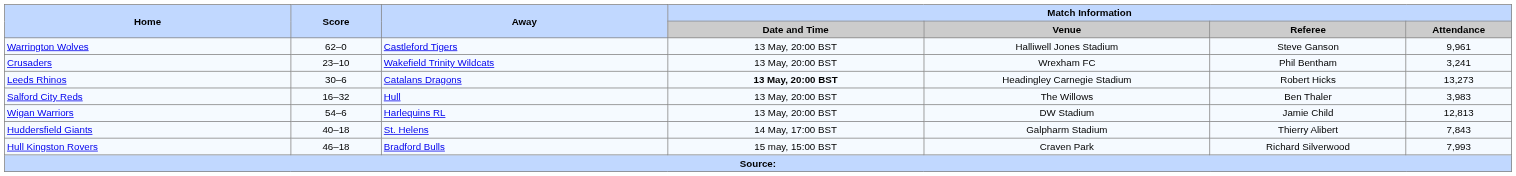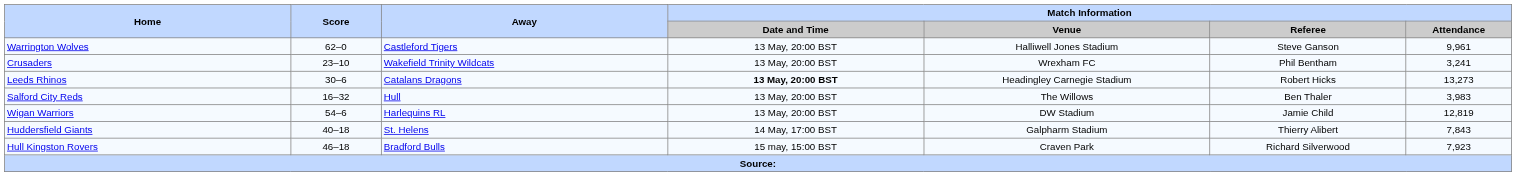(1459, 113) 12,813 -> (1459, 113) 12,819
(1459, 146) 7,993 -> (1459, 146) 7,923
